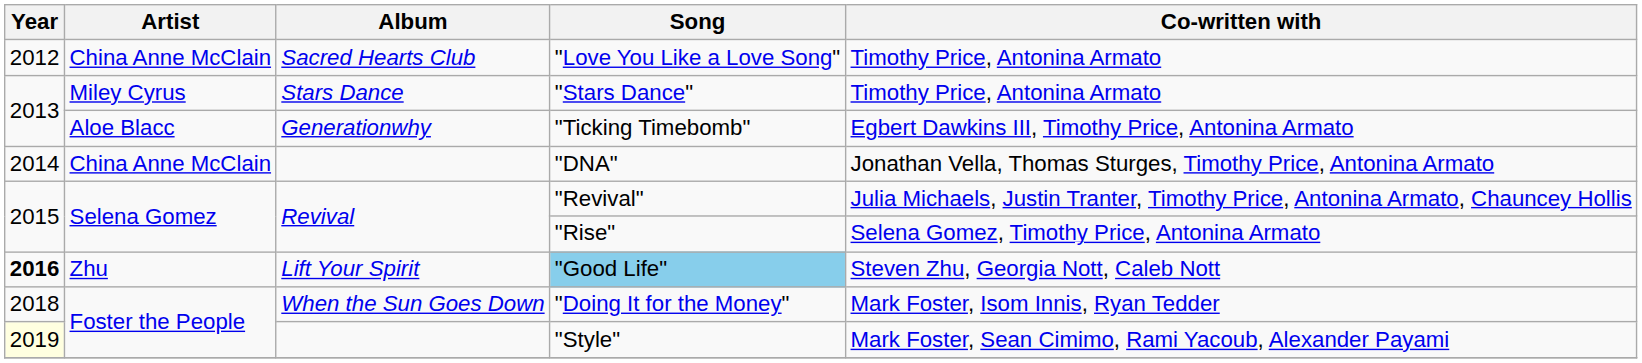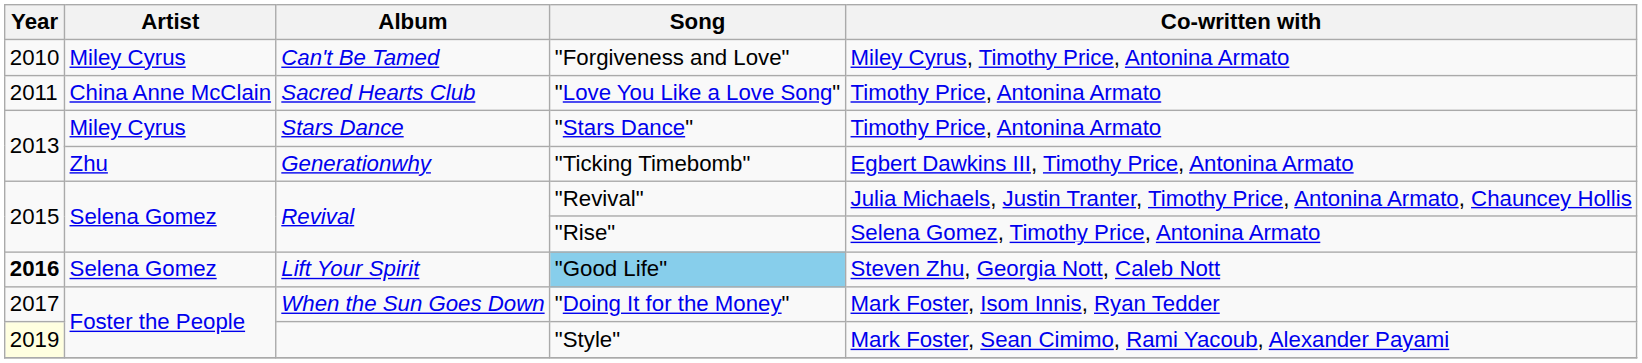+ row: (672, 57)
(35, 57) 2012 -> (34, 92) 2011
(122, 127) Aloe Blacc -> (89, 163) Zhu
- row: (586, 163)
(89, 269) Zhu -> (143, 269) Selena Gomez
(35, 304) 2018 -> (35, 304) 2017
